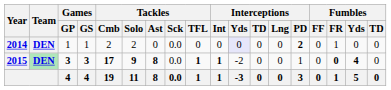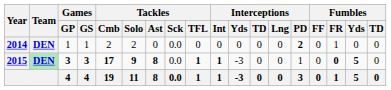(239, 45) lavender background -> (239, 45) no background
(239, 61) -2 -> (239, 61) -3
(356, 61) 4 -> (356, 61) 5
